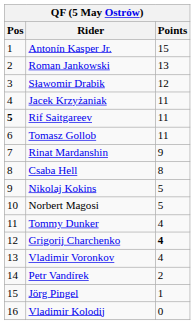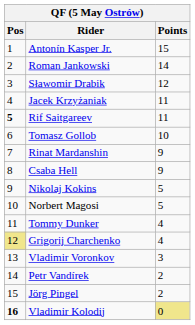(163, 65) 13 -> (163, 65) 14
(163, 135) 11 -> (163, 135) 10
(161, 170) 8 -> (161, 170) 9
(12, 240) no background -> (12, 240) khaki background
(161, 240) bold -> (161, 240) normal
(161, 258) 4 -> (161, 258) 3
(161, 293) 1 -> (161, 293) 2
(12, 310) normal -> (12, 310) bold
(161, 310) no background -> (161, 310) khaki background
